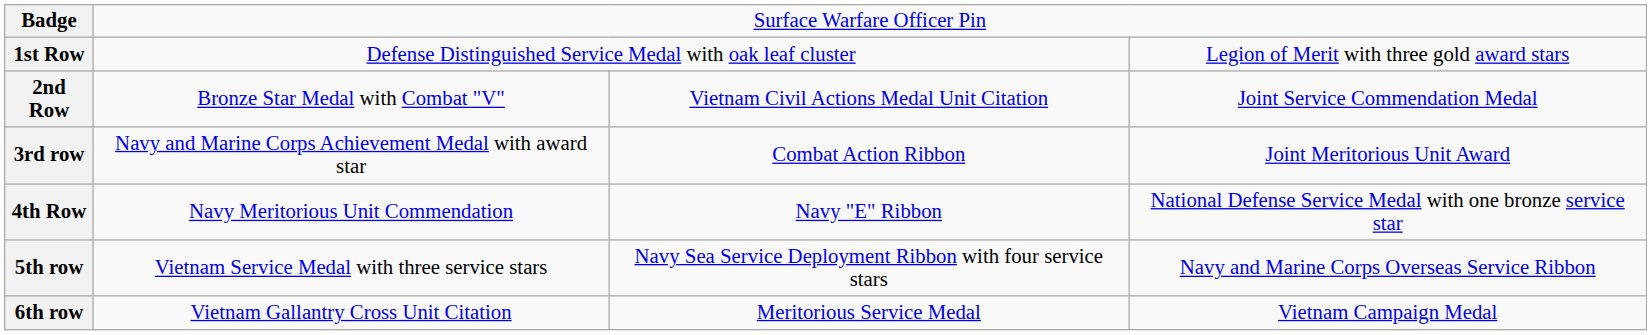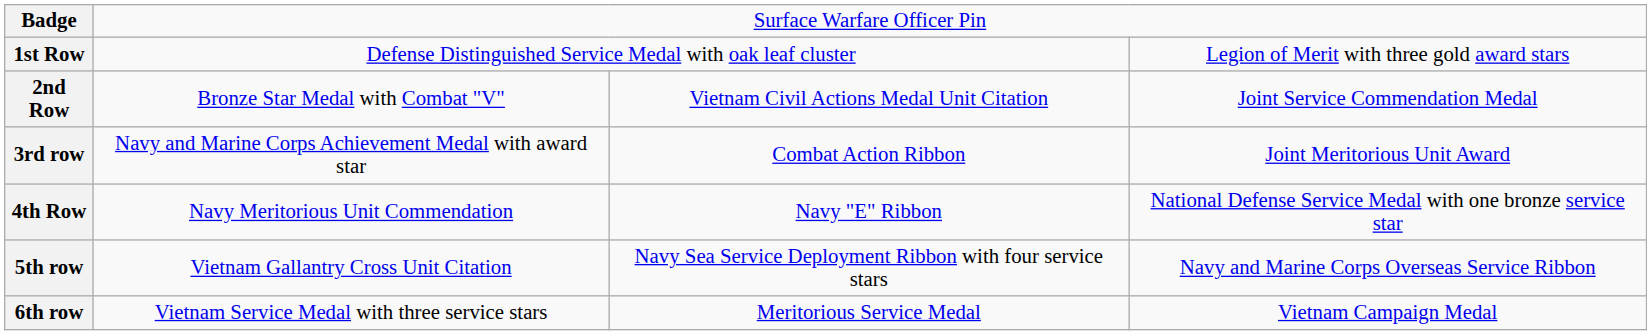(351, 267) Vietnam Service Medal with three service stars -> (351, 267) Vietnam Gallantry Cross Unit Citation
(351, 312) Vietnam Gallantry Cross Unit Citation -> (351, 312) Vietnam Service Medal with three service stars
